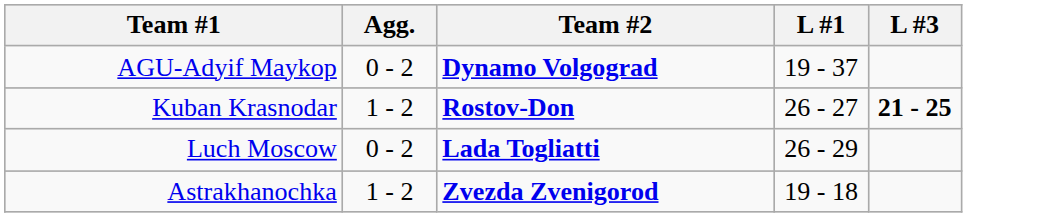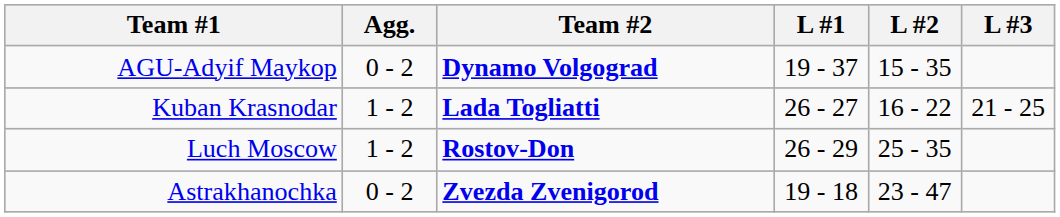+ column: (915, 25)
(508, 107) Rostov-Don -> (521, 107) Lada Togliatti
(915, 107) bold -> (1008, 107) normal
(390, 149) 0 - 2 -> (390, 149) 1 - 2
(521, 149) Lada Togliatti -> (508, 149) Rostov-Don
(390, 190) 1 - 2 -> (390, 190) 0 - 2
